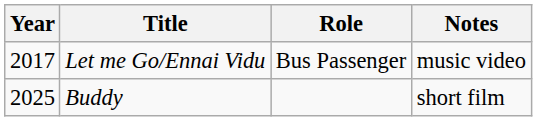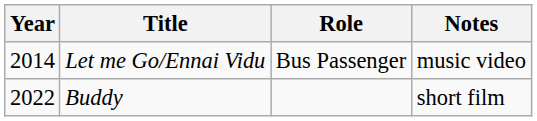(32, 60) 2017 -> (32, 60) 2014
(32, 97) 2025 -> (32, 97) 2022
